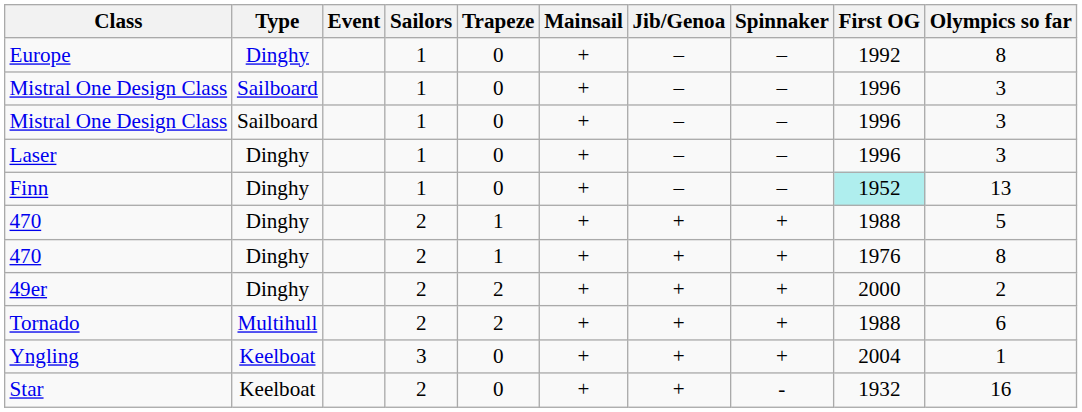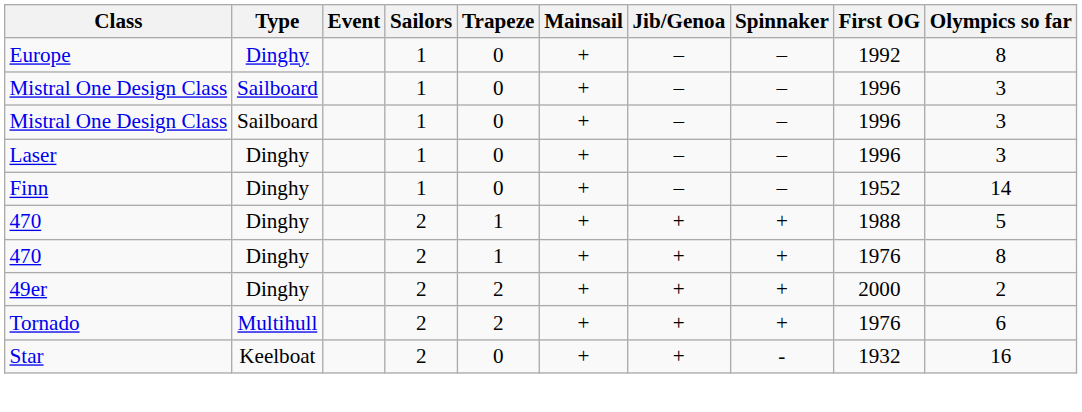(879, 188) paleturquoise background -> (879, 188) no background
(1001, 188) 13 -> (1001, 188) 14
(879, 322) 1988 -> (879, 322) 1976
- row: (44, 356)
